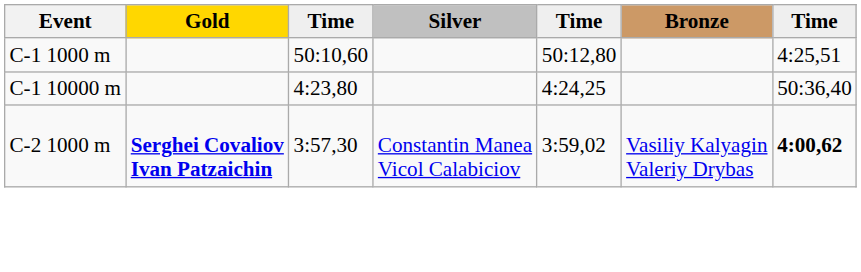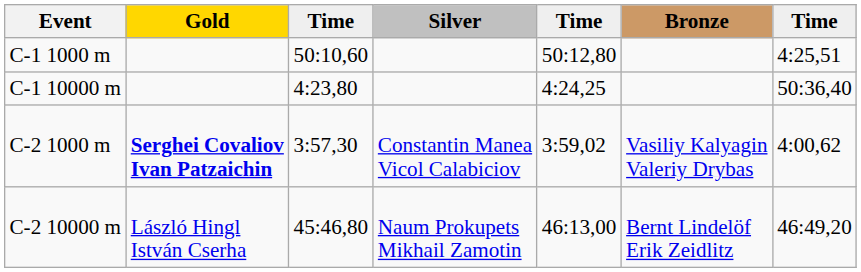(810, 145) bold -> (809, 145) normal
+ row: (65, 226)
